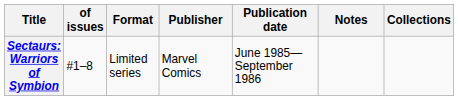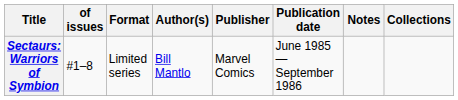+ column: (182, 20)
